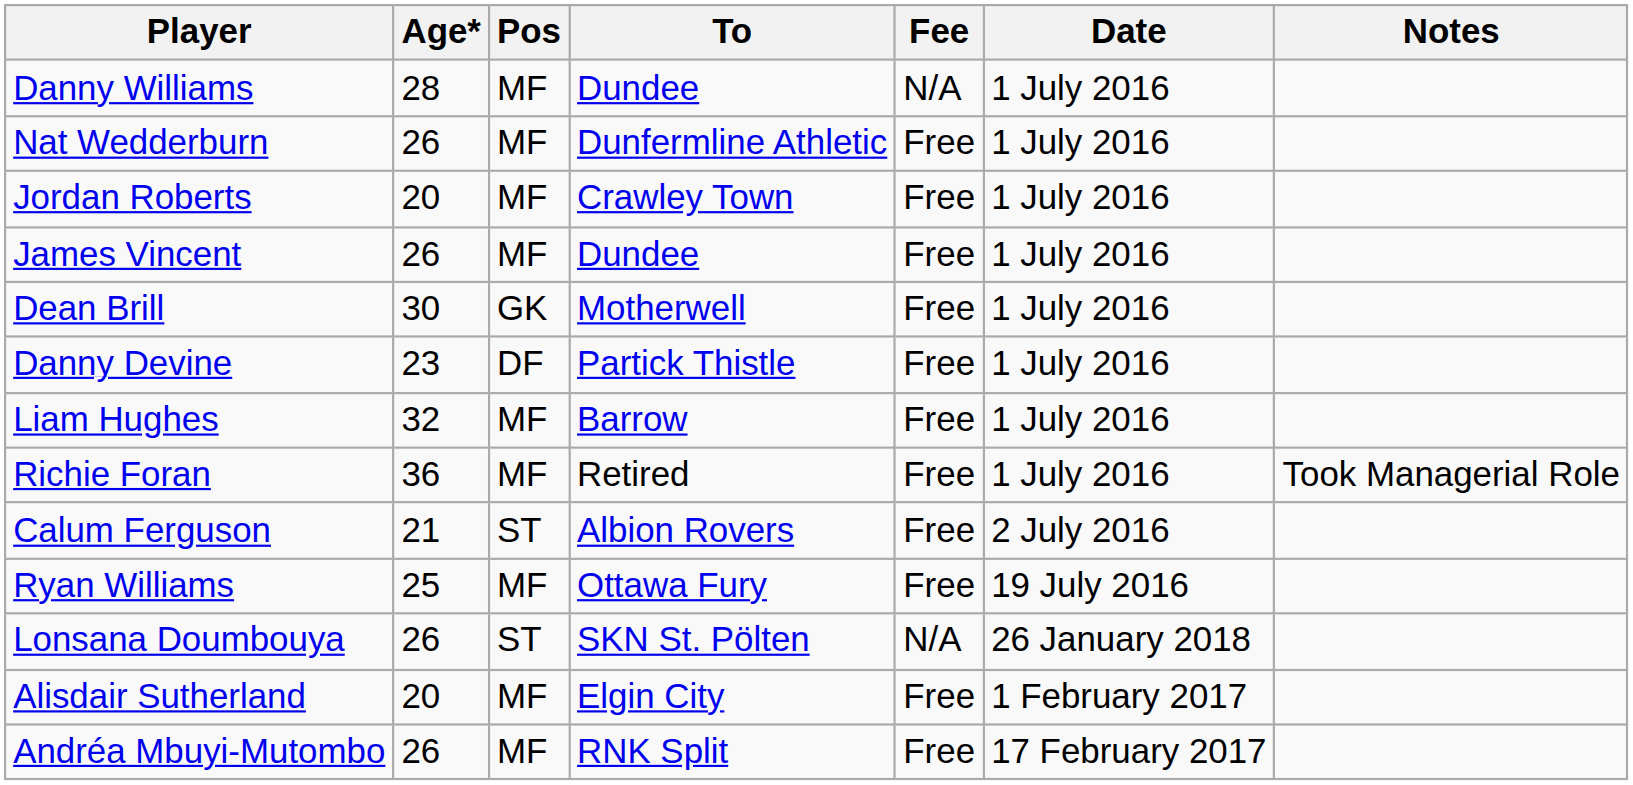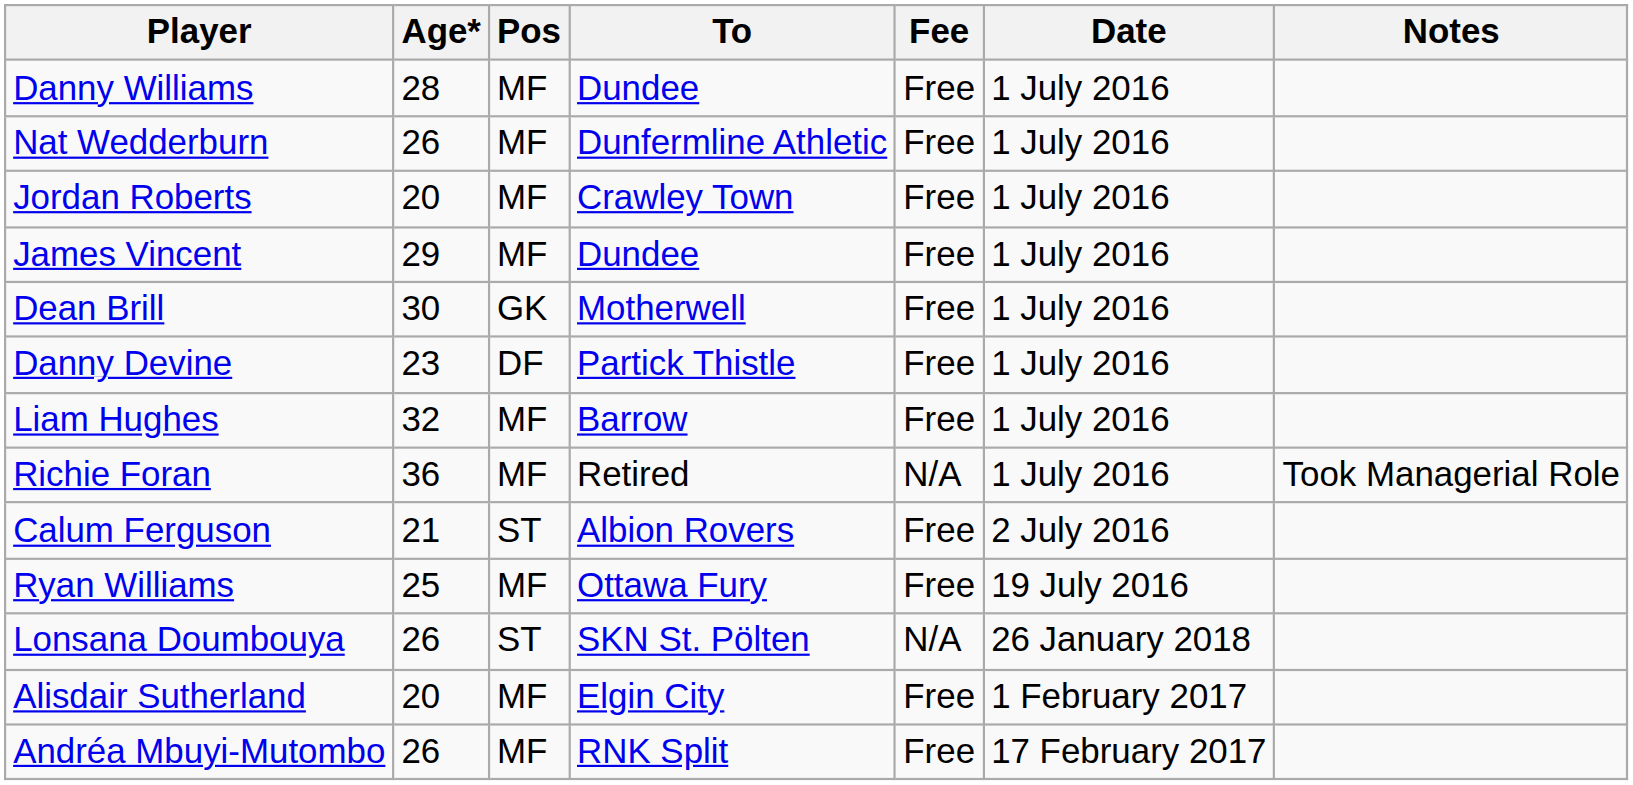(932, 87) N/A -> (939, 87) Free
(421, 253) 26 -> (421, 253) 29
(939, 474) Free -> (932, 474) N/A
